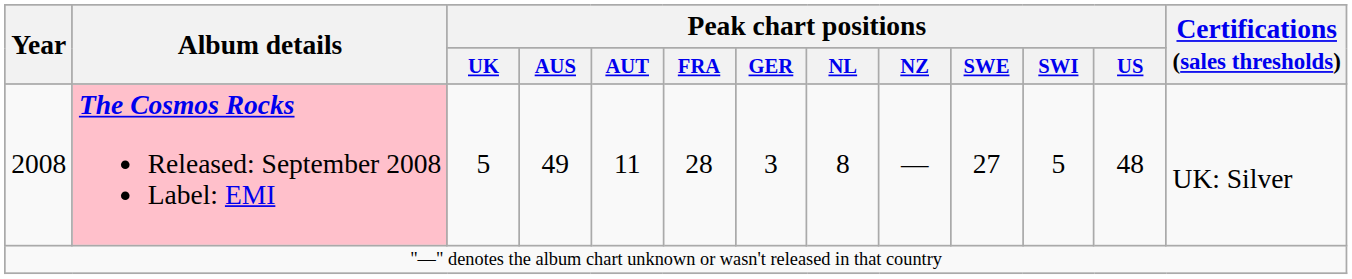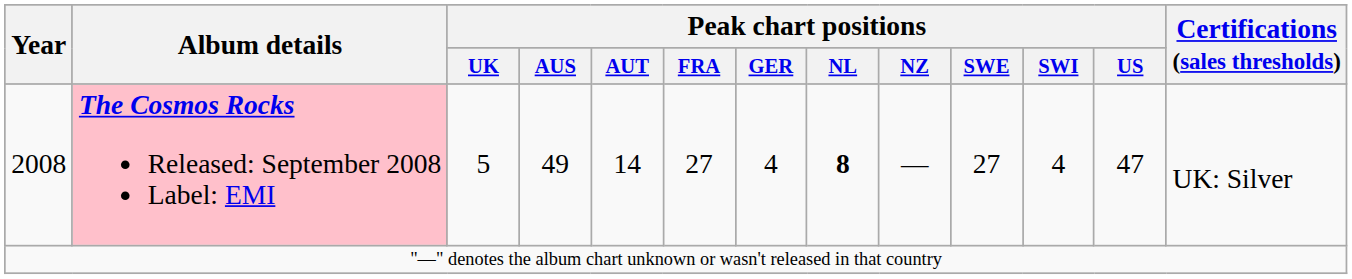(627, 164) 11 -> (627, 164) 14
(699, 164) 28 -> (699, 164) 27
(771, 164) 3 -> (771, 164) 4
(843, 164) normal -> (843, 164) bold
(1058, 164) 5 -> (1058, 164) 4
(1130, 164) 48 -> (1130, 164) 47
